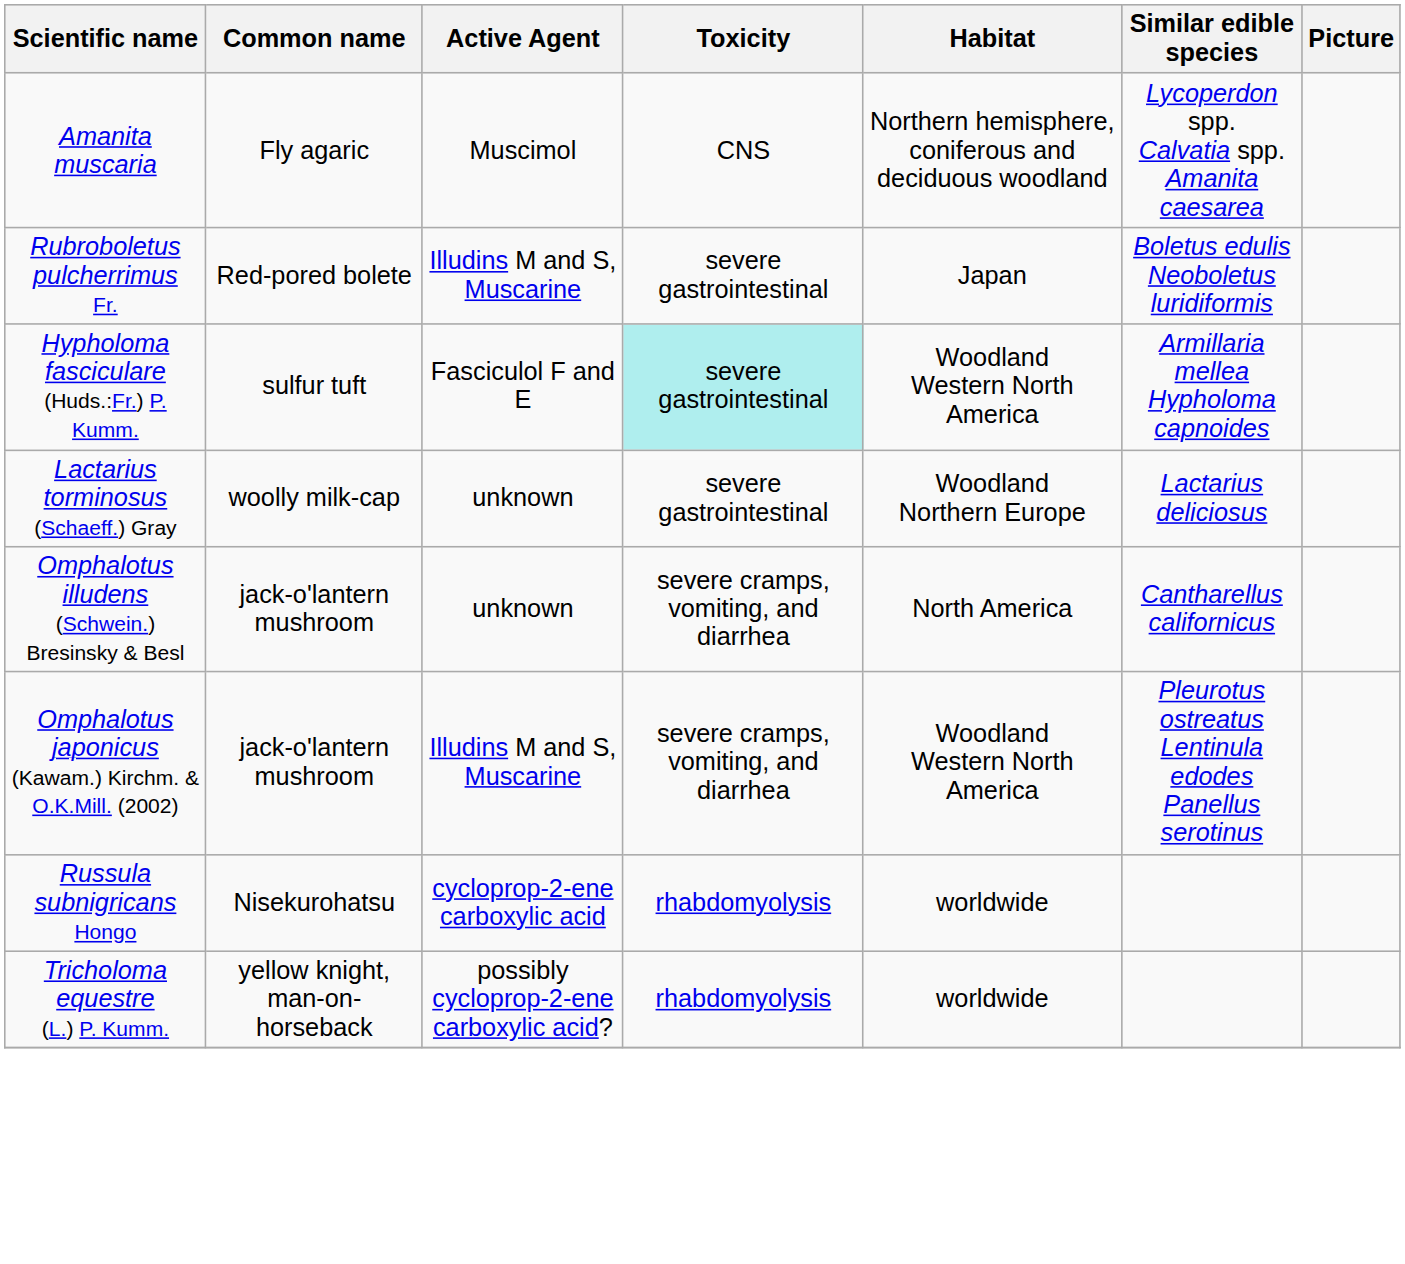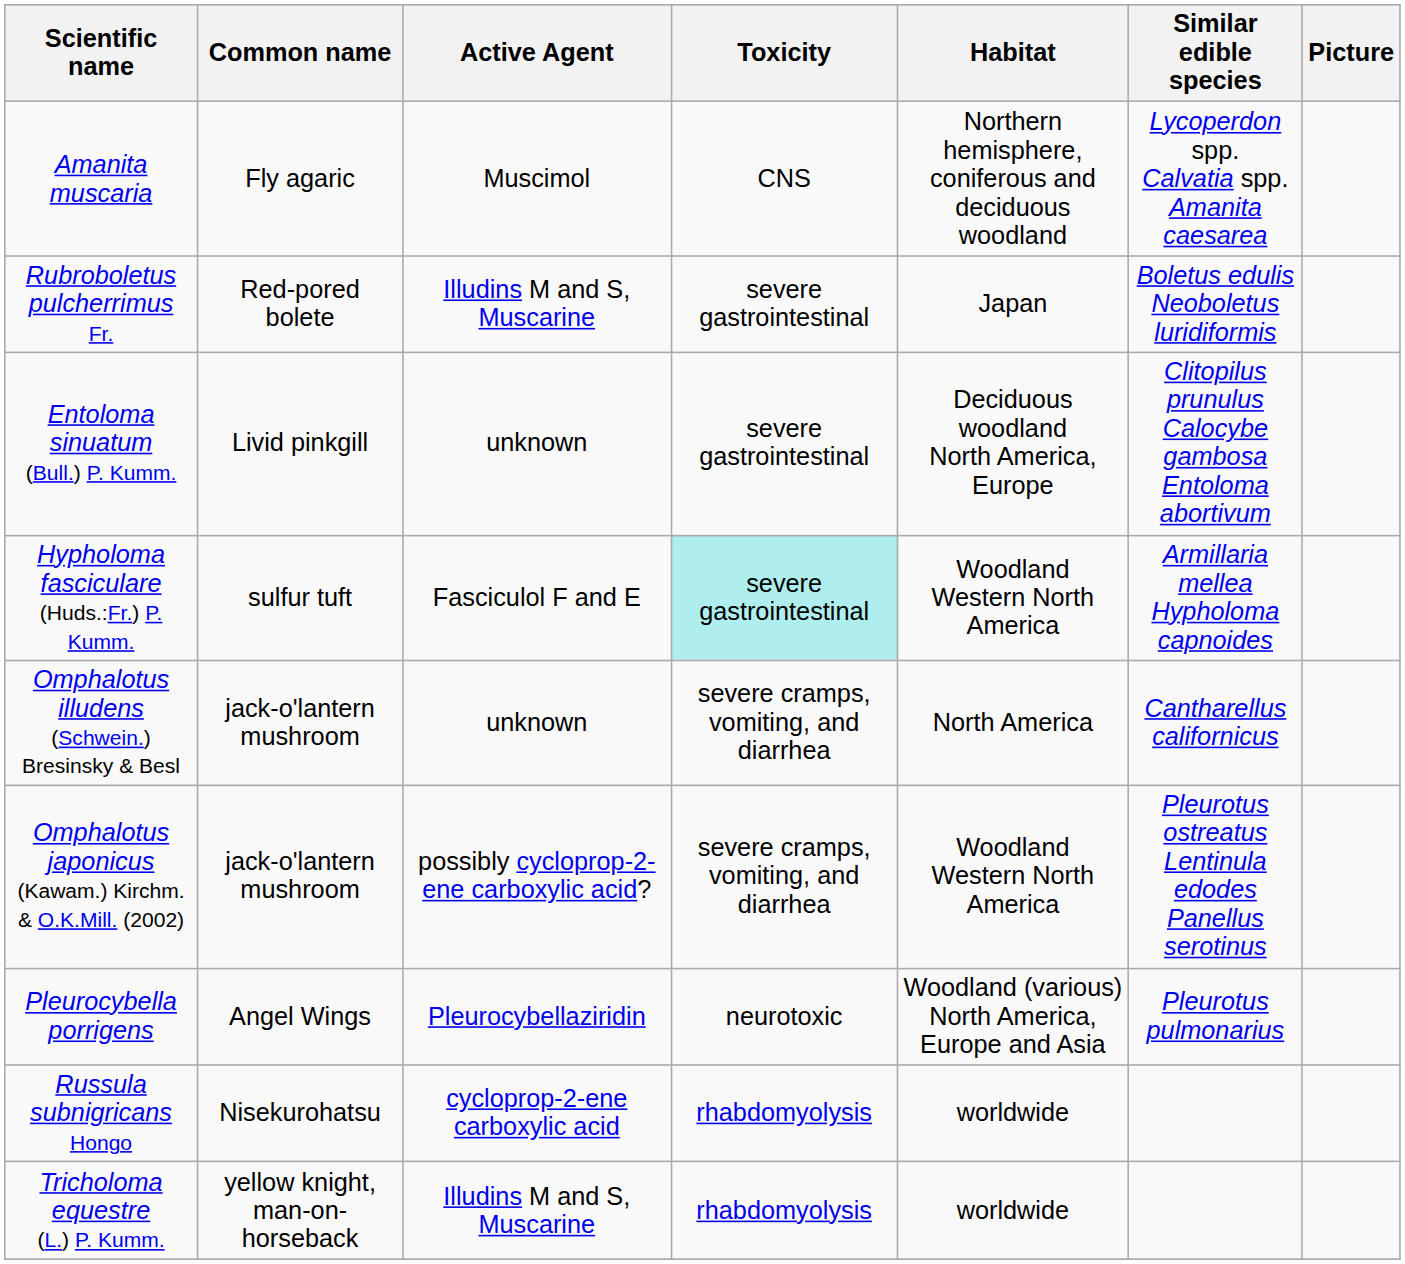+ row: (101, 443)
- row: (105, 497)
(523, 762) Illudins M and S, Muscarine -> (537, 876) possibly cycloprop-2-ene carboxylic acid?
+ row: (101, 1016)
(523, 999) possibly cycloprop-2-ene carboxylic acid? -> (537, 1210) Illudins M and S, Muscarine
